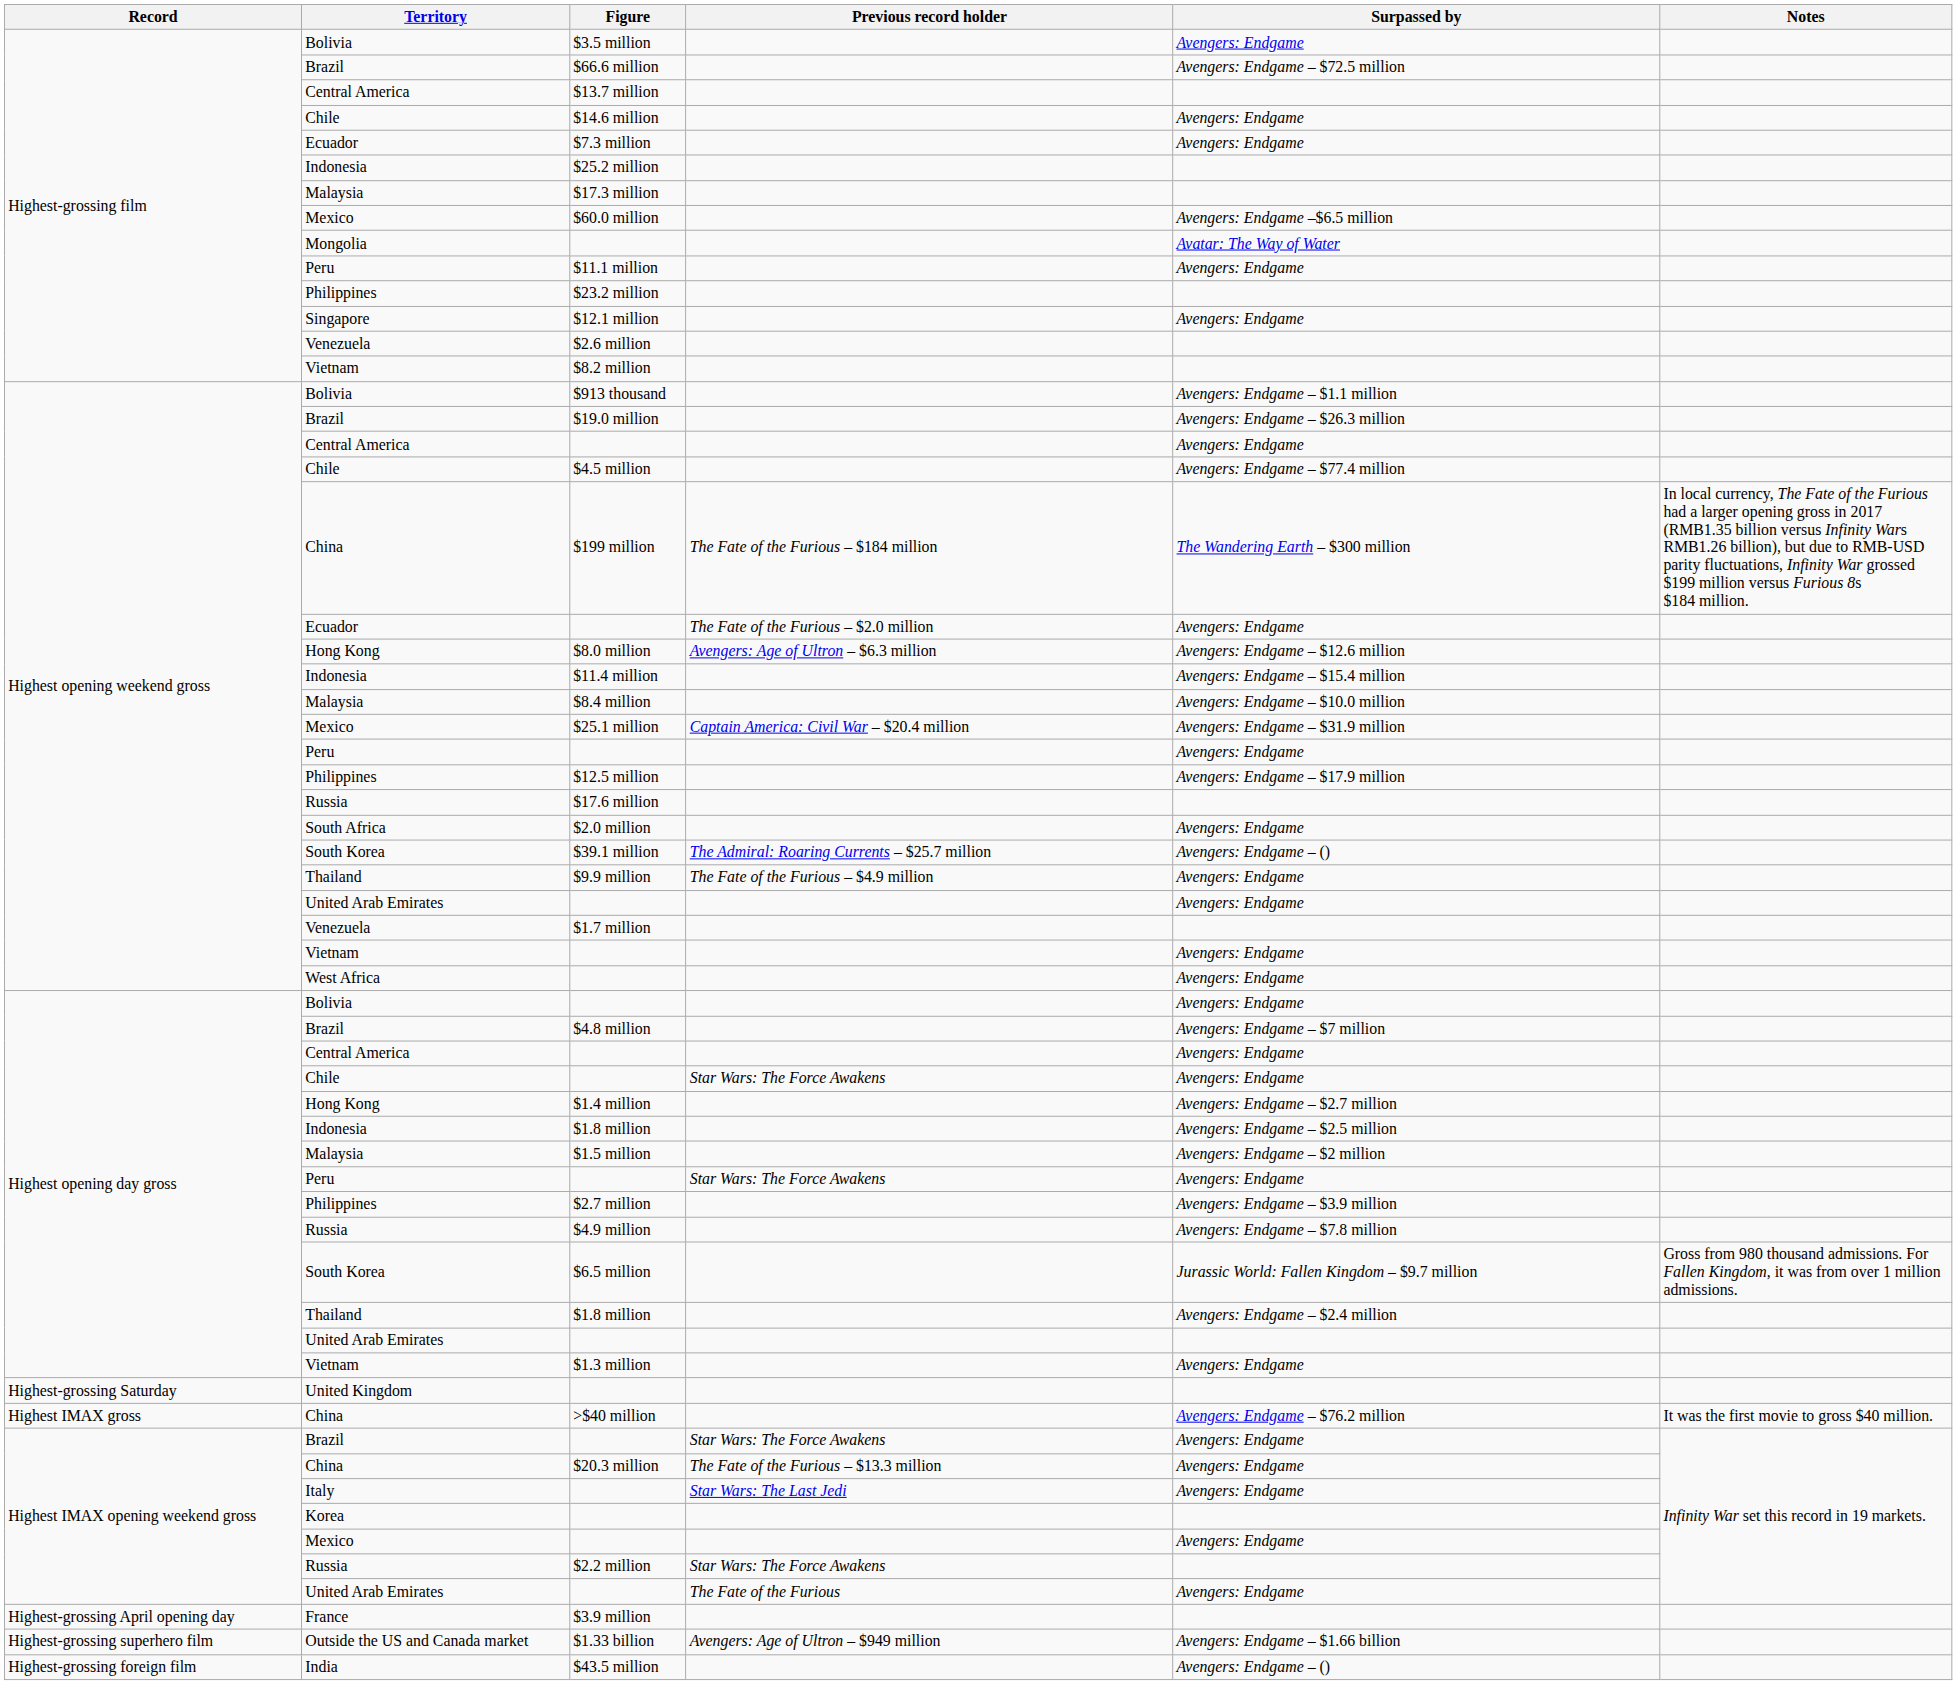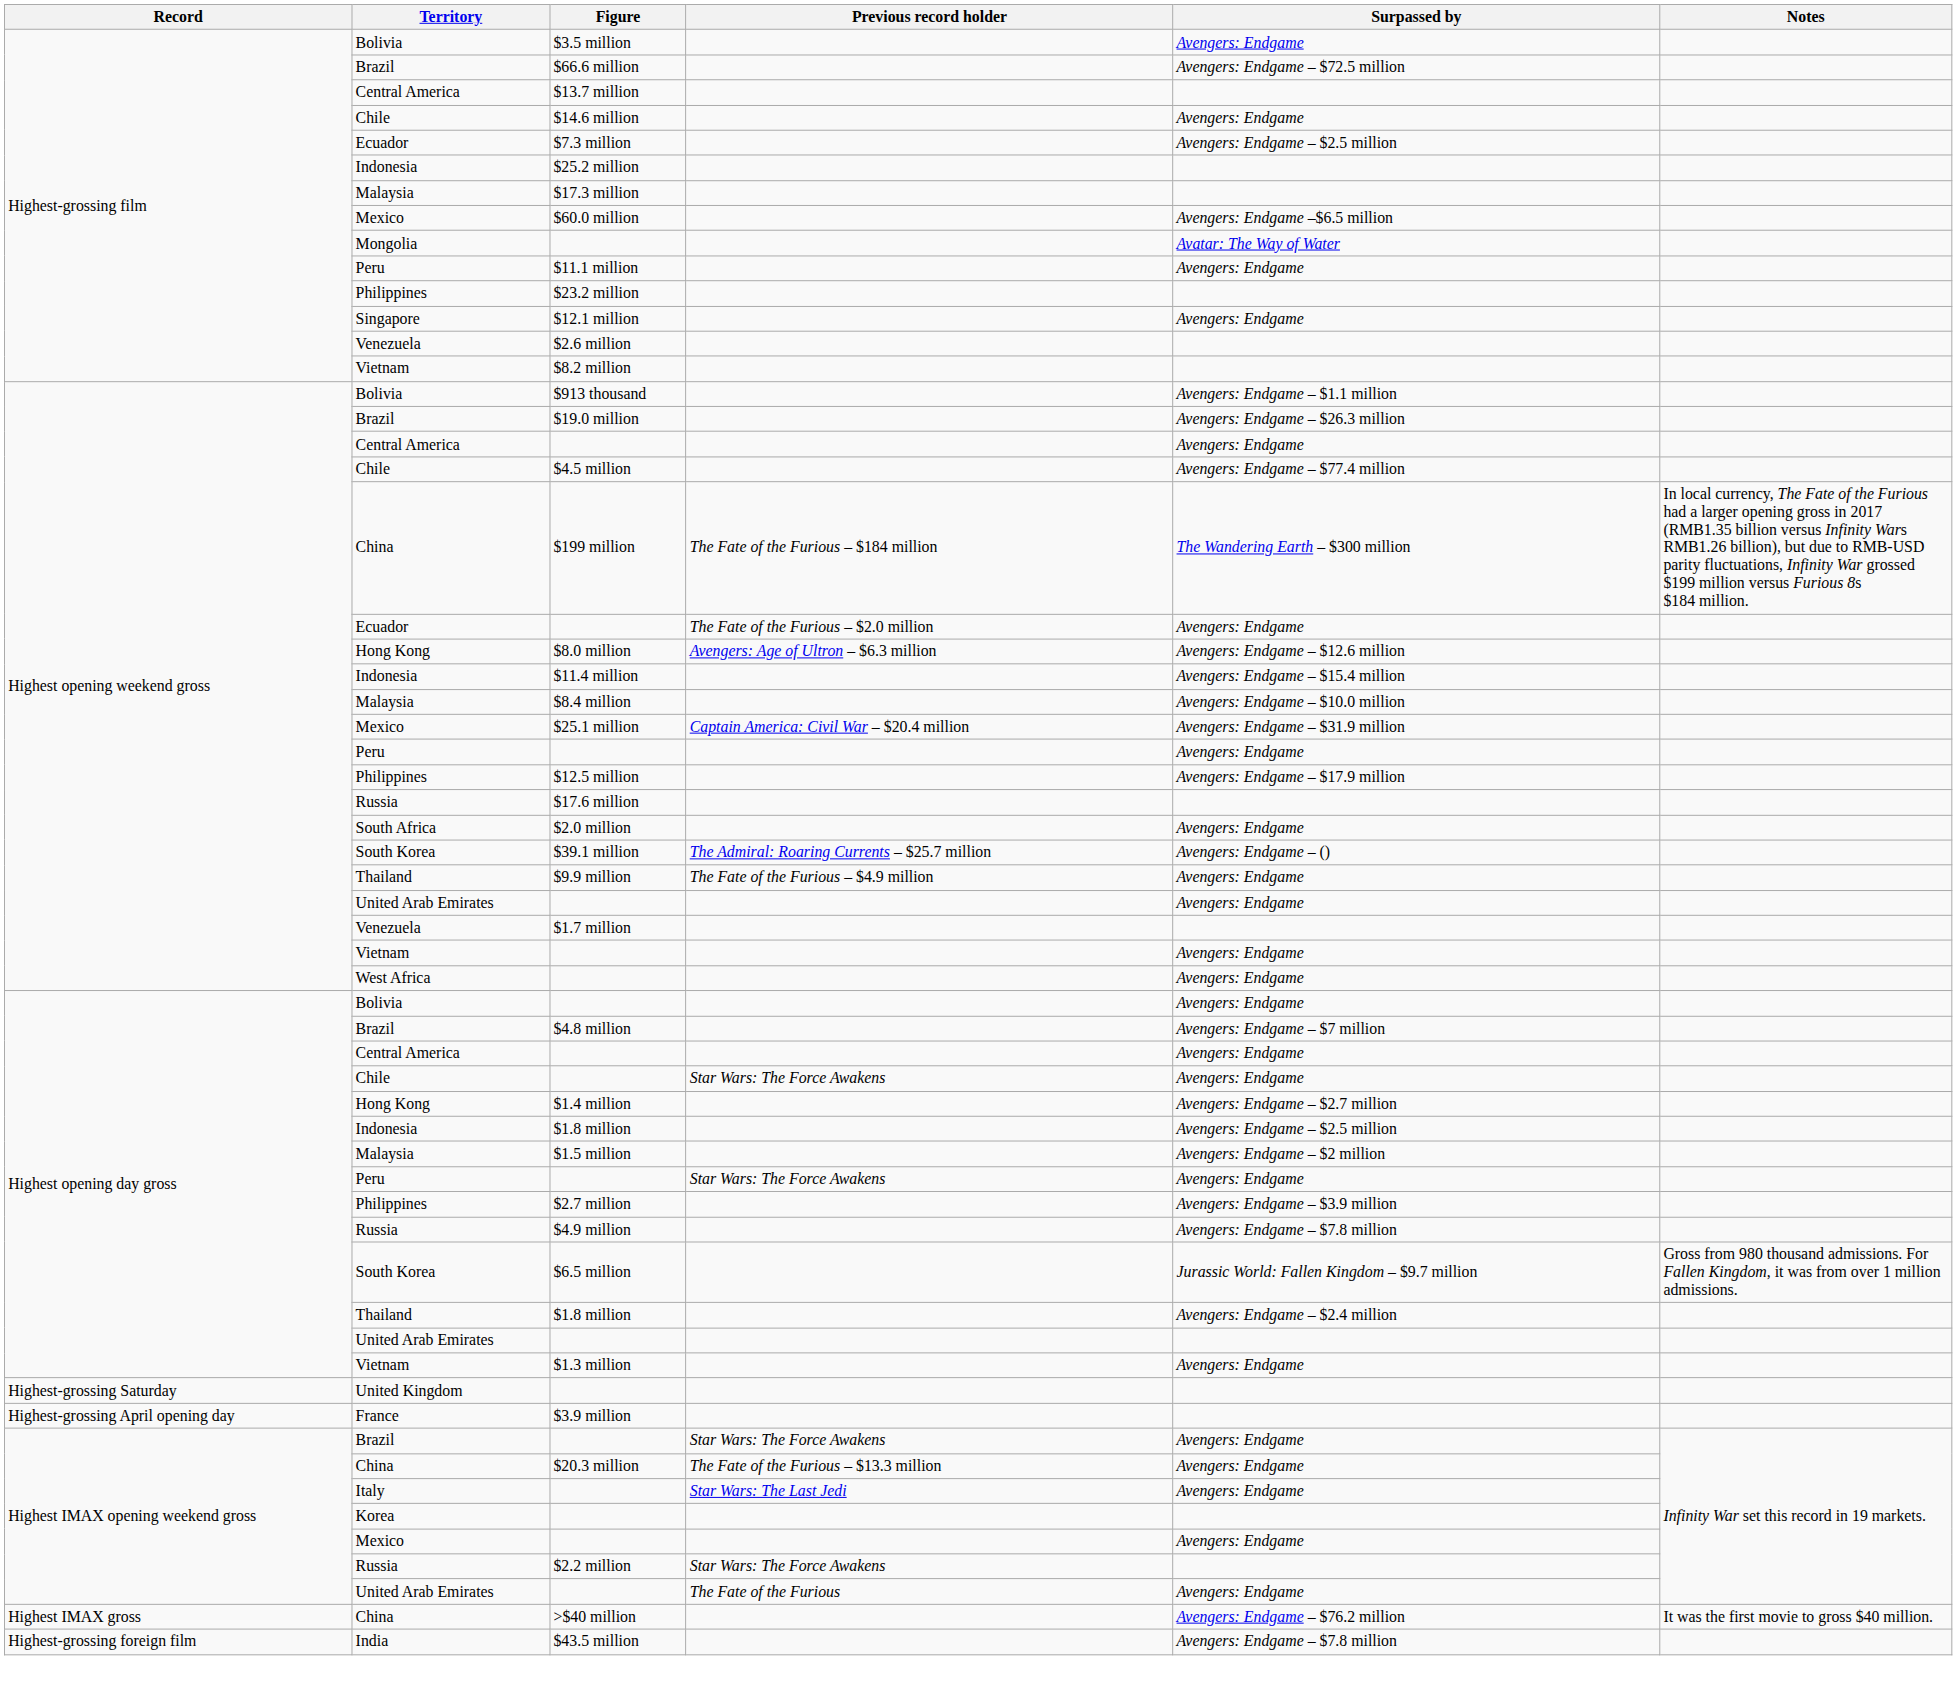(1240, 142) Avengers: Endgame -> (1287, 142) Avengers: Endgame – $2.5 million
rows swapped: (327, 1616) <-> (324, 1415)
- row: (417, 1641)
(1253, 1666) Avengers: Endgame – () -> (1287, 1641) Avengers: Endgame – $7.8 million
